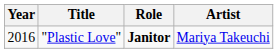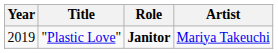(21, 37) 2016 -> (21, 37) 2019
